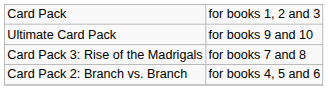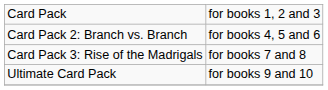rows swapped: (97, 74) <-> (62, 34)
